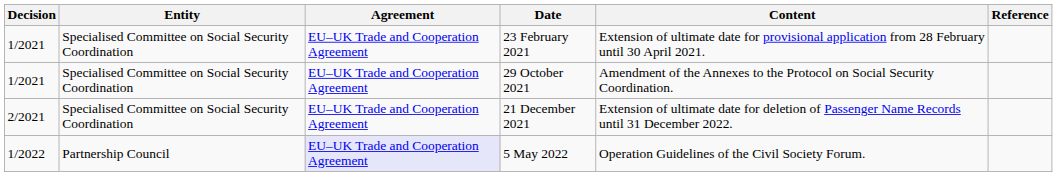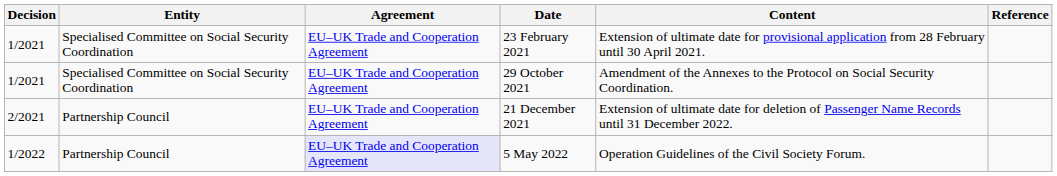(175, 116) Specialised Committee on Social Security Coordination -> (116, 116) Partnership Council
